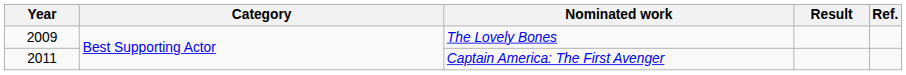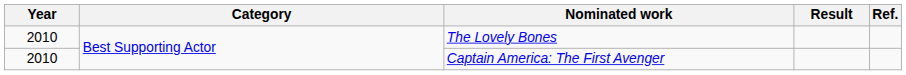(42, 37) 2009 -> (42, 37) 2010
(42, 59) 2011 -> (42, 59) 2010
